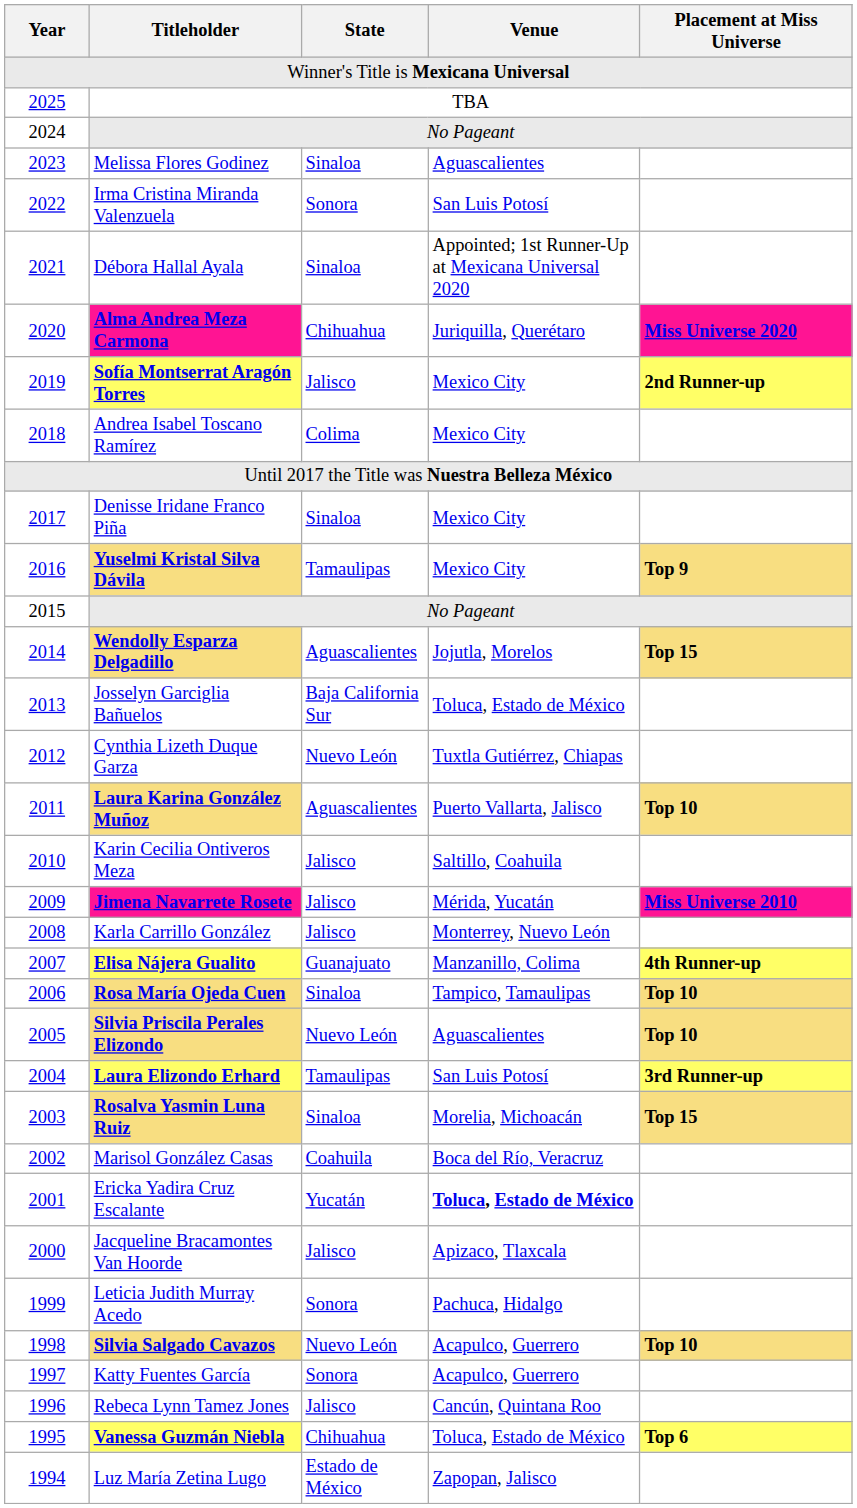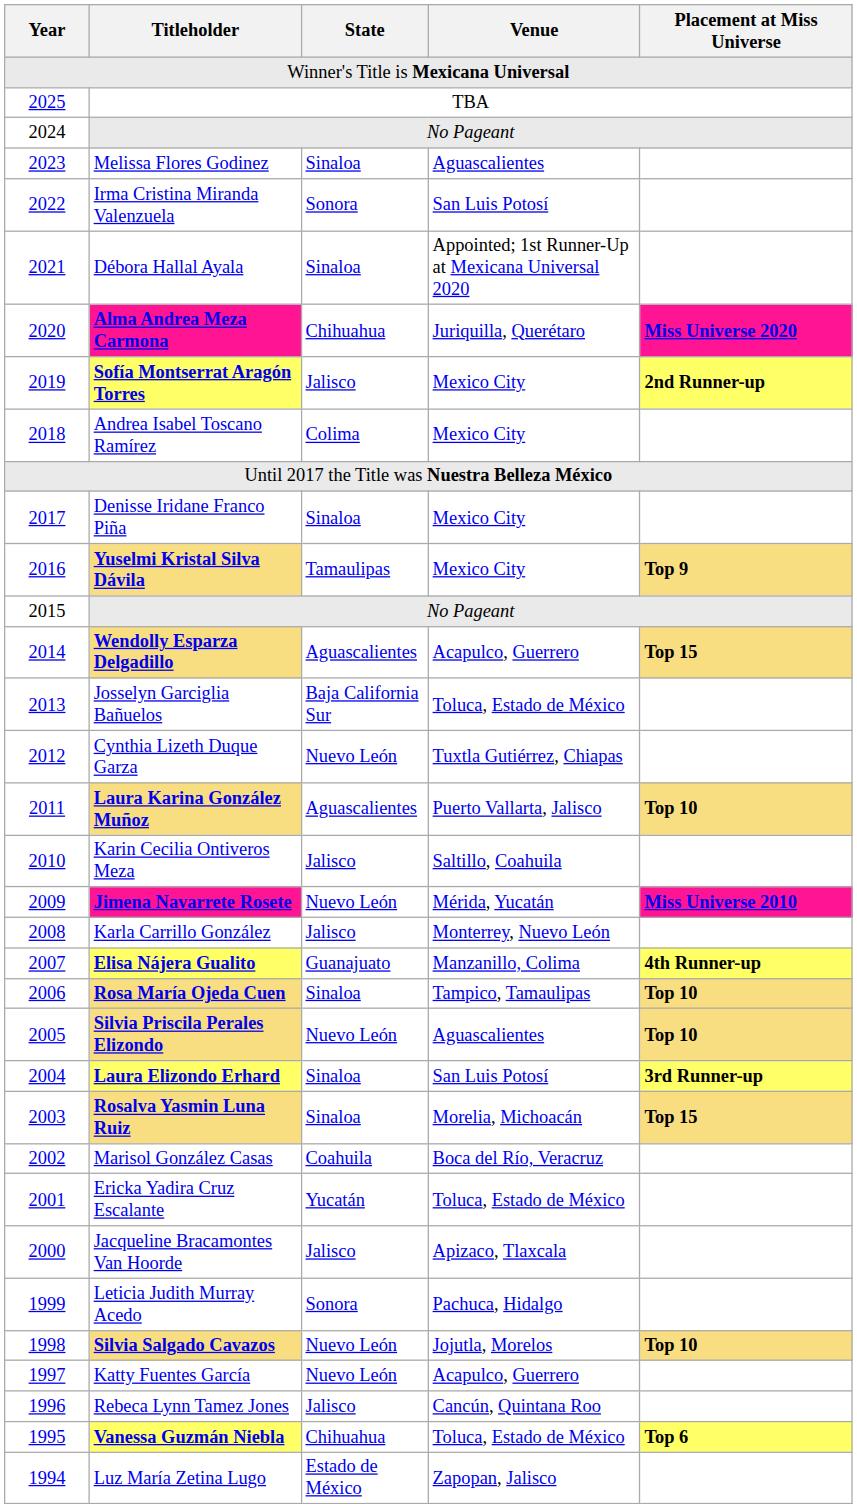(492, 652) Jojutla, Morelos -> (506, 652) Acapulco, Guerrero
(331, 901) Jalisco -> (351, 901) Nuevo León
(348, 1075) Tamaulipas -> (333, 1075) Sinaloa
(533, 1199) bold -> (529, 1199) normal
(506, 1345) Acapulco, Guerrero -> (492, 1345) Jojutla, Morelos
(332, 1375) Sonora -> (351, 1375) Nuevo León
